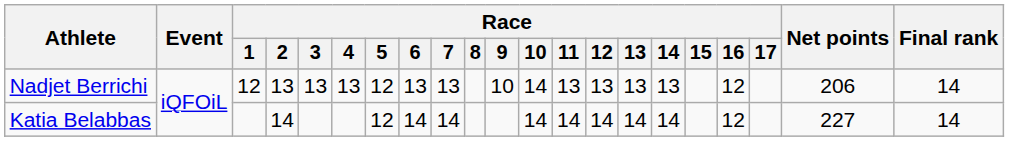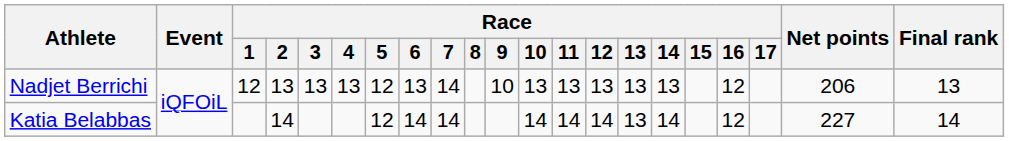(448, 86) 13 -> (448, 86) 14
(535, 86) 14 -> (535, 86) 13
(949, 86) 14 -> (949, 86) 13
(635, 120) 14 -> (635, 120) 13
